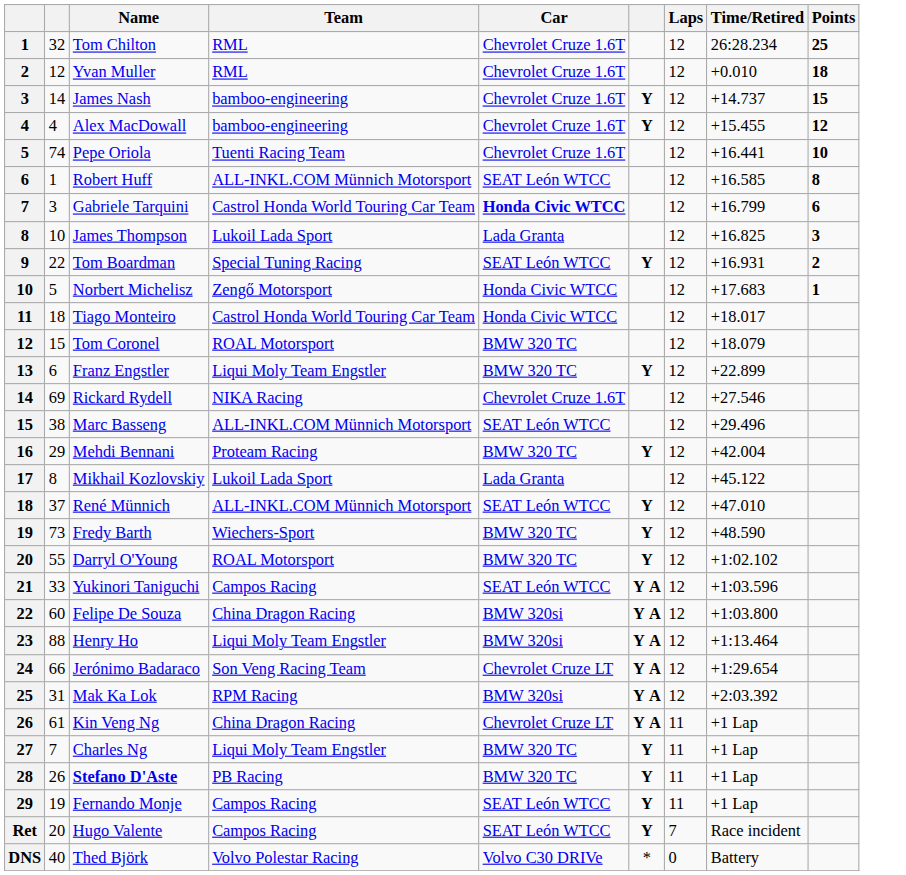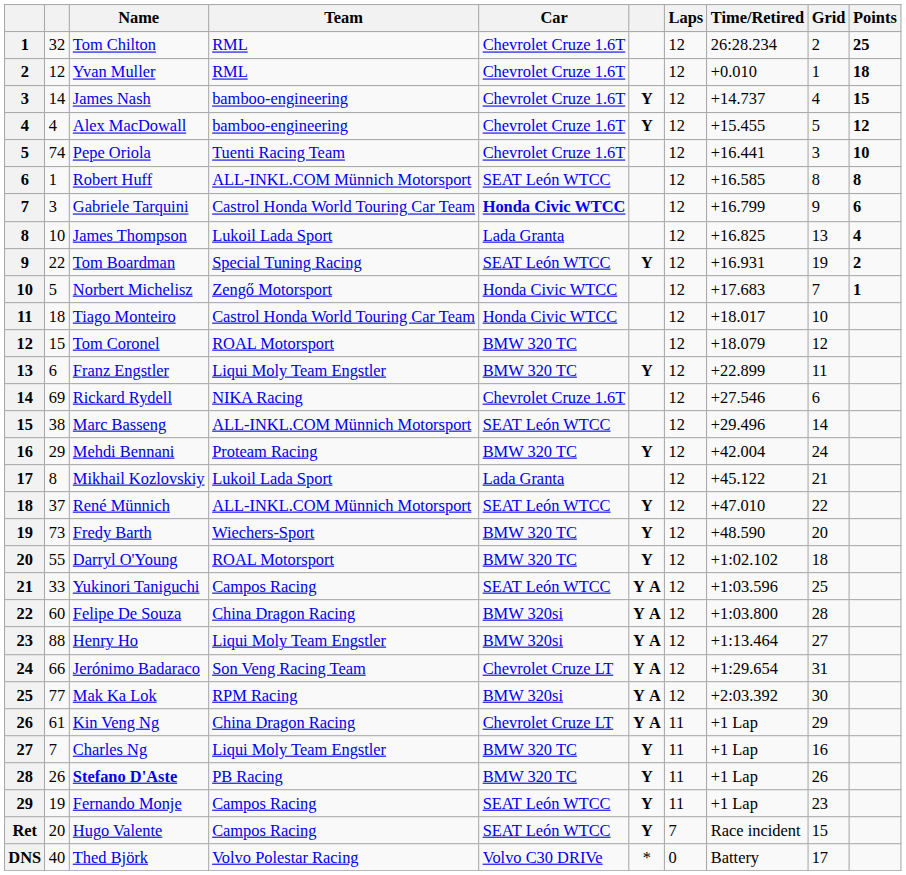+ column: (829, 18)
(816, 234) 3 -> (857, 234) 4
(57, 694) 31 -> (57, 694) 77
